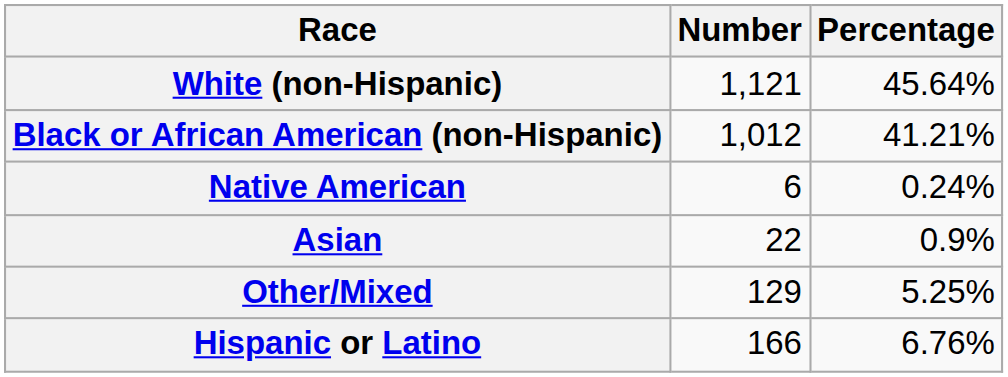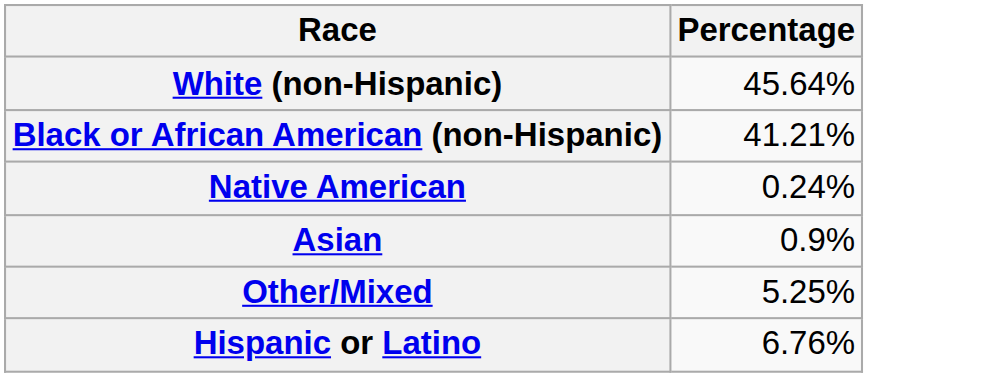- column: (740, 30)
